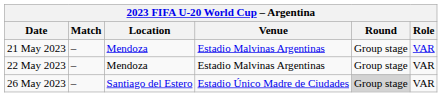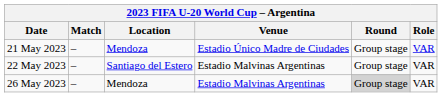(261, 48) Estadio Malvinas Argentinas -> (273, 48) Estadio Único Madre de Ciudades
(127, 65) Mendoza -> (150, 65) Santiago del Estero
(150, 83) Santiago del Estero -> (127, 83) Mendoza
(273, 83) Estadio Único Madre de Ciudades -> (261, 83) Estadio Malvinas Argentinas
